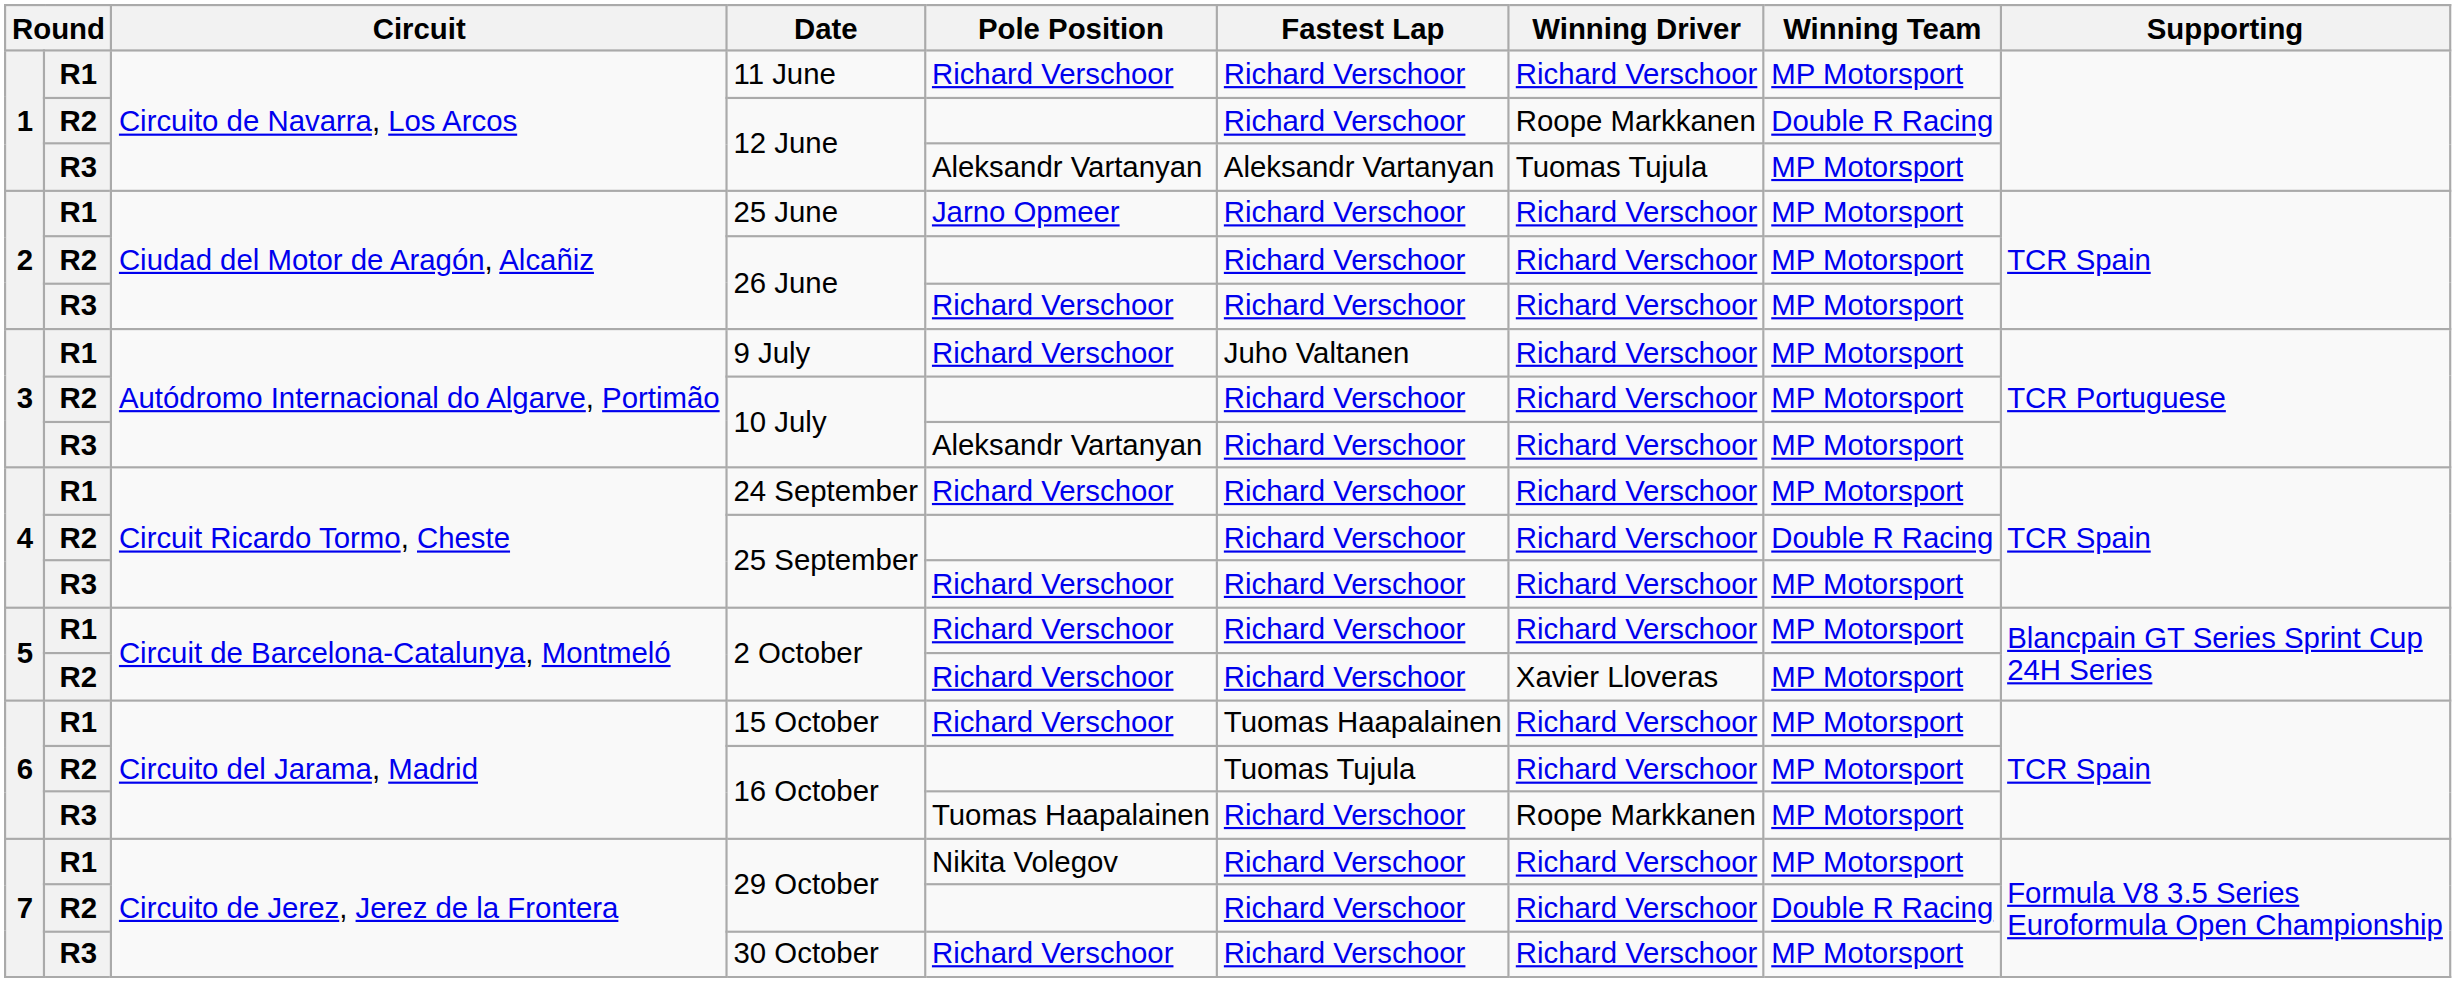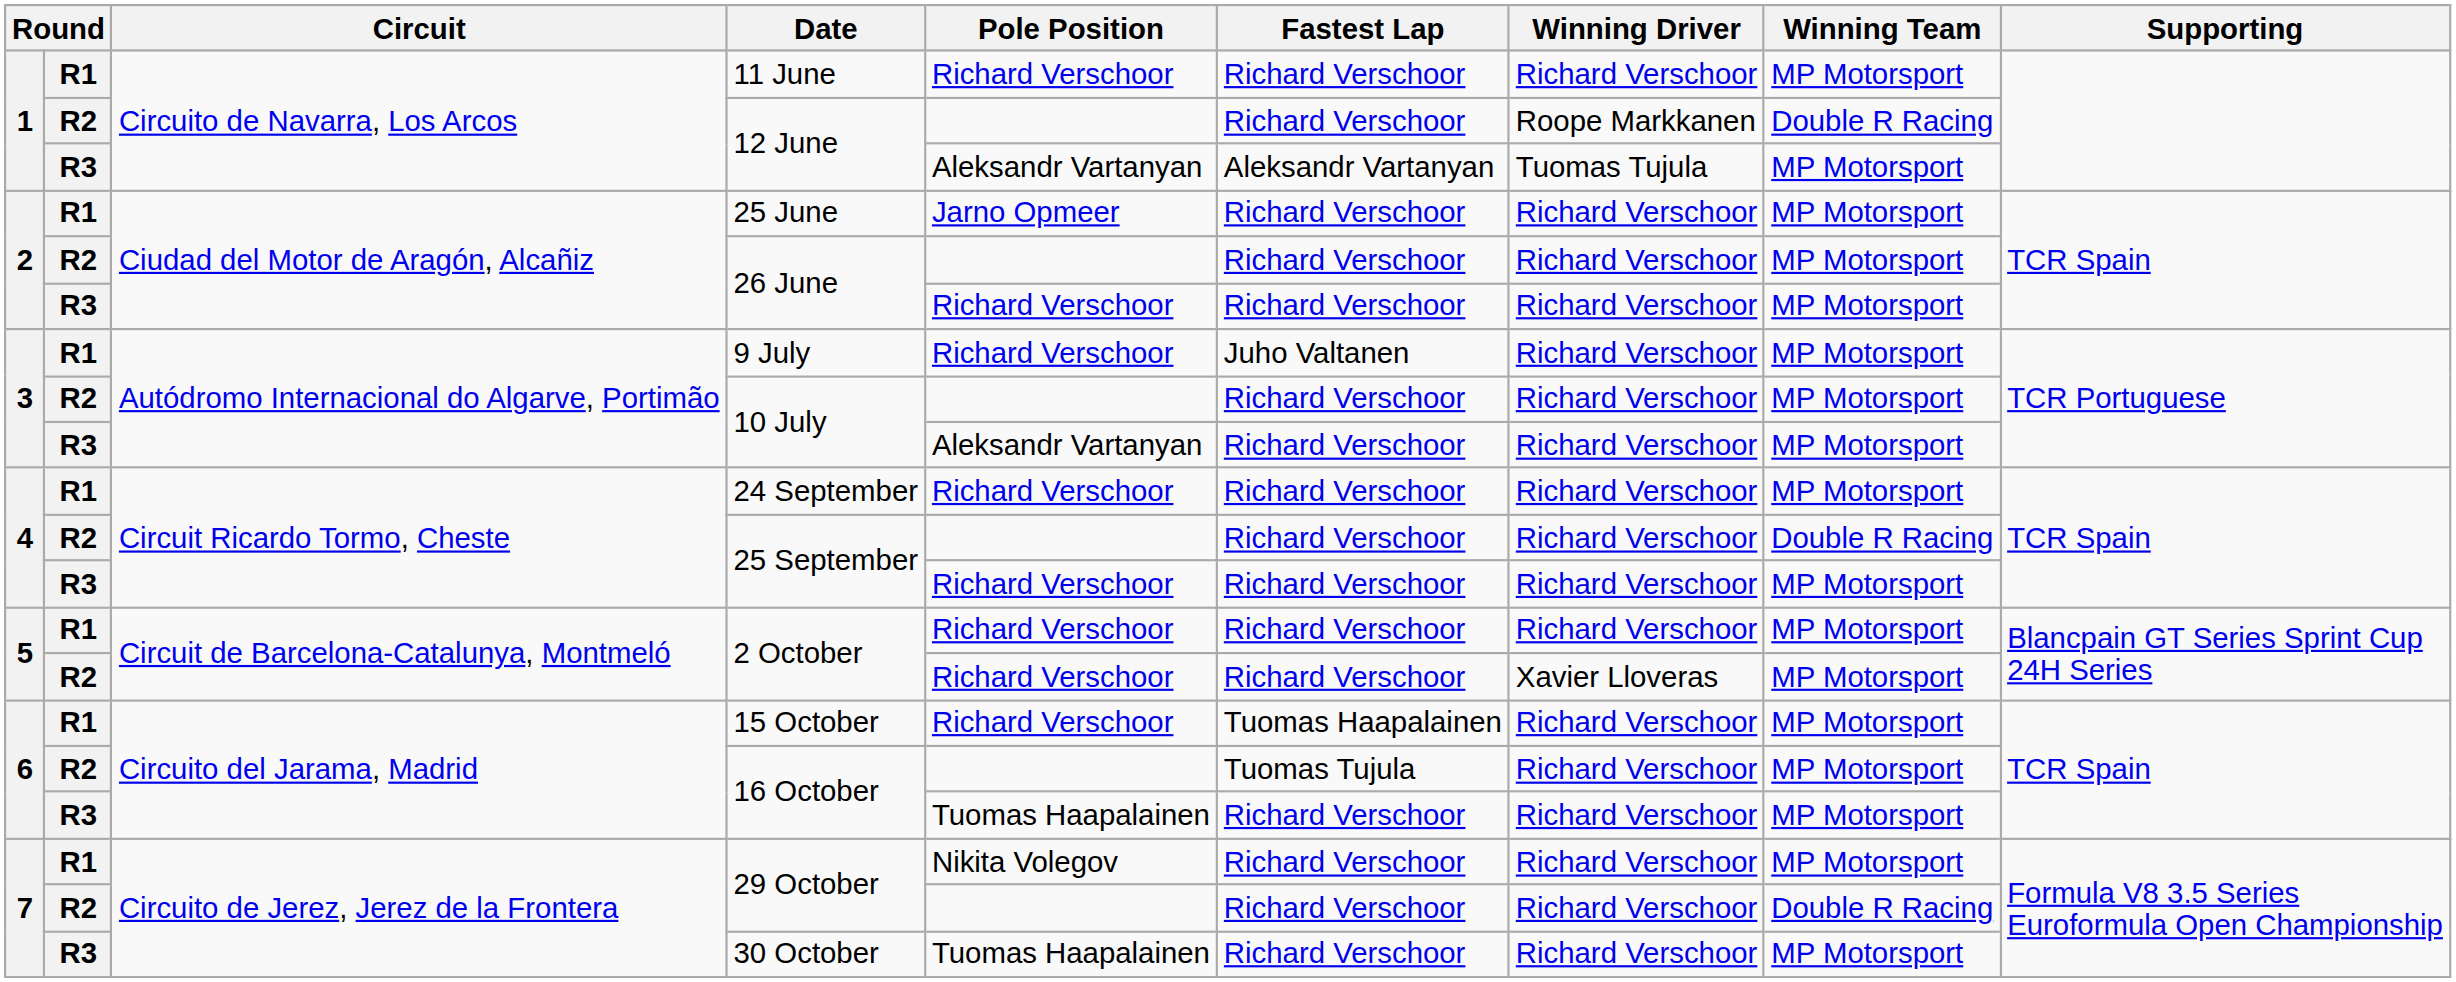(1636, 815) Roope Markkanen -> (1637, 815) Richard Verschoor
(1053, 954) Richard Verschoor -> (1071, 954) Tuomas Haapalainen
